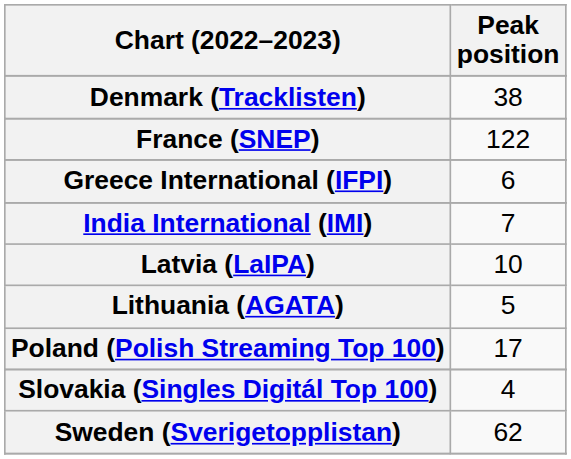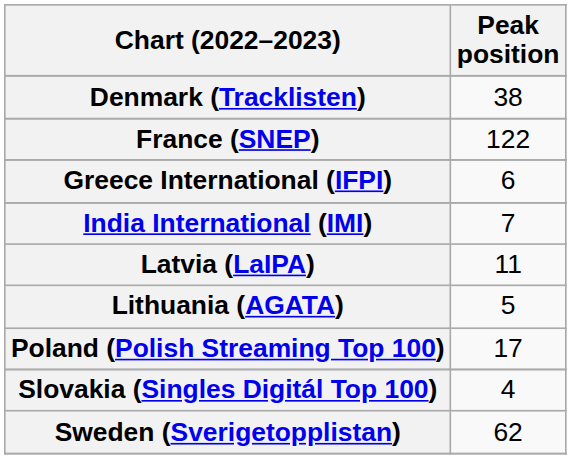(508, 264) 10 -> (508, 264) 11
